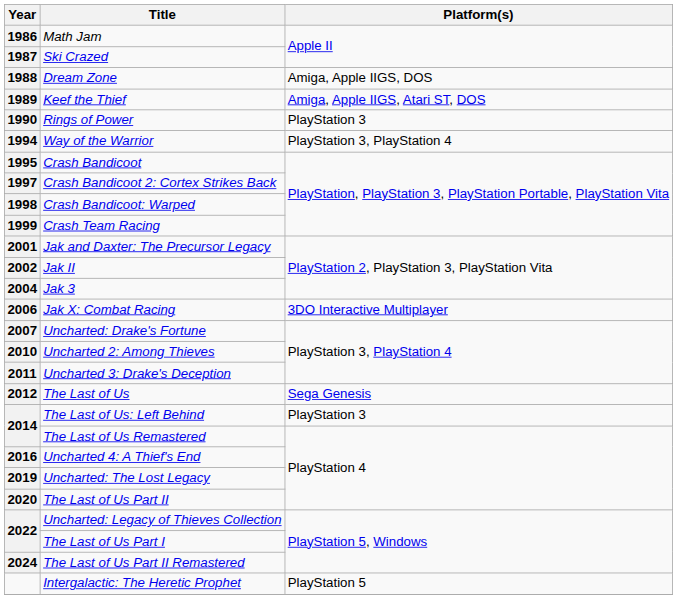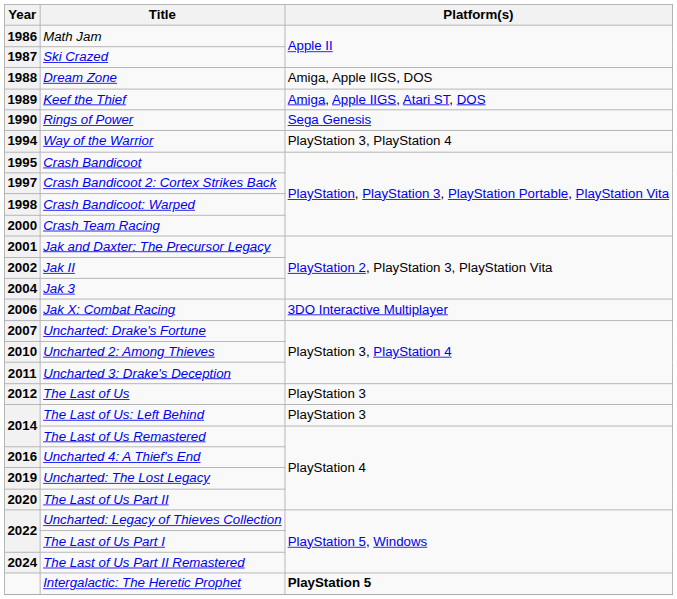(327, 120) PlayStation 3 -> (329, 120) Sega Genesis
(22, 225) 1999 -> (22, 225) 2000
(329, 394) Sega Genesis -> (327, 394) PlayStation 3
(327, 583) normal -> (329, 583) bold
